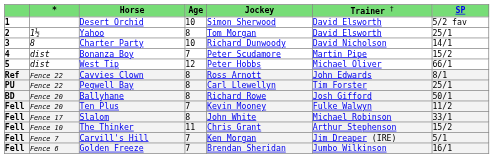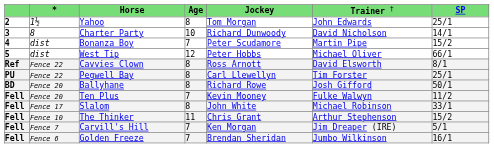- row: (112, 22)
(347, 33) David Elsworth -> (342, 22) John Edwards
(342, 75) John Edwards -> (347, 64) David Elsworth
